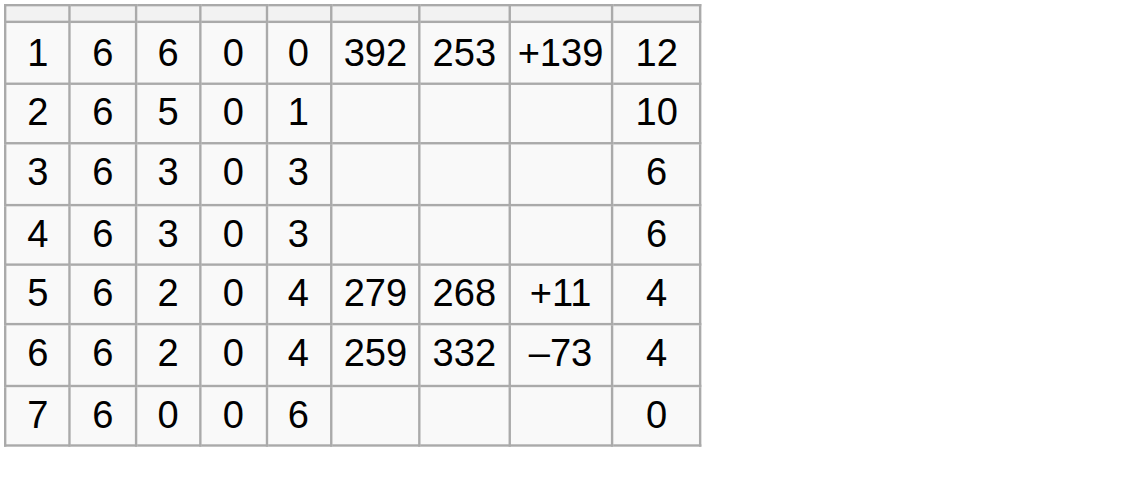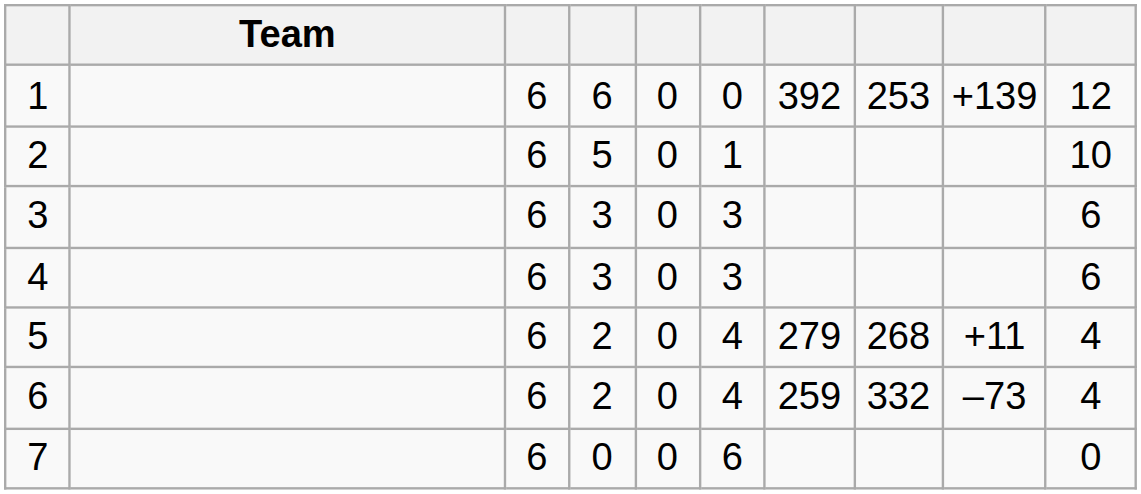+ column: (287, 34)
